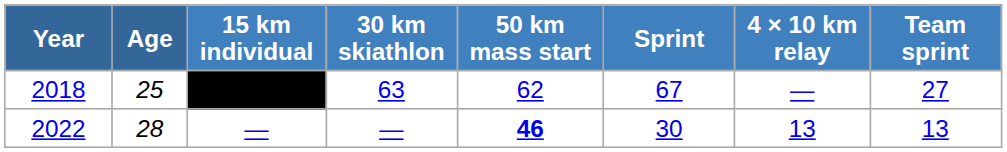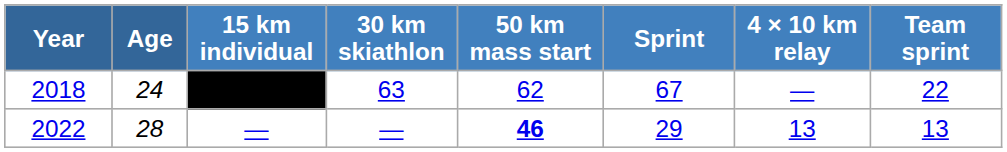(150, 90) 25 -> (150, 90) 24
(935, 90) 27 -> (935, 90) 22
(669, 128) 30 -> (669, 128) 29
